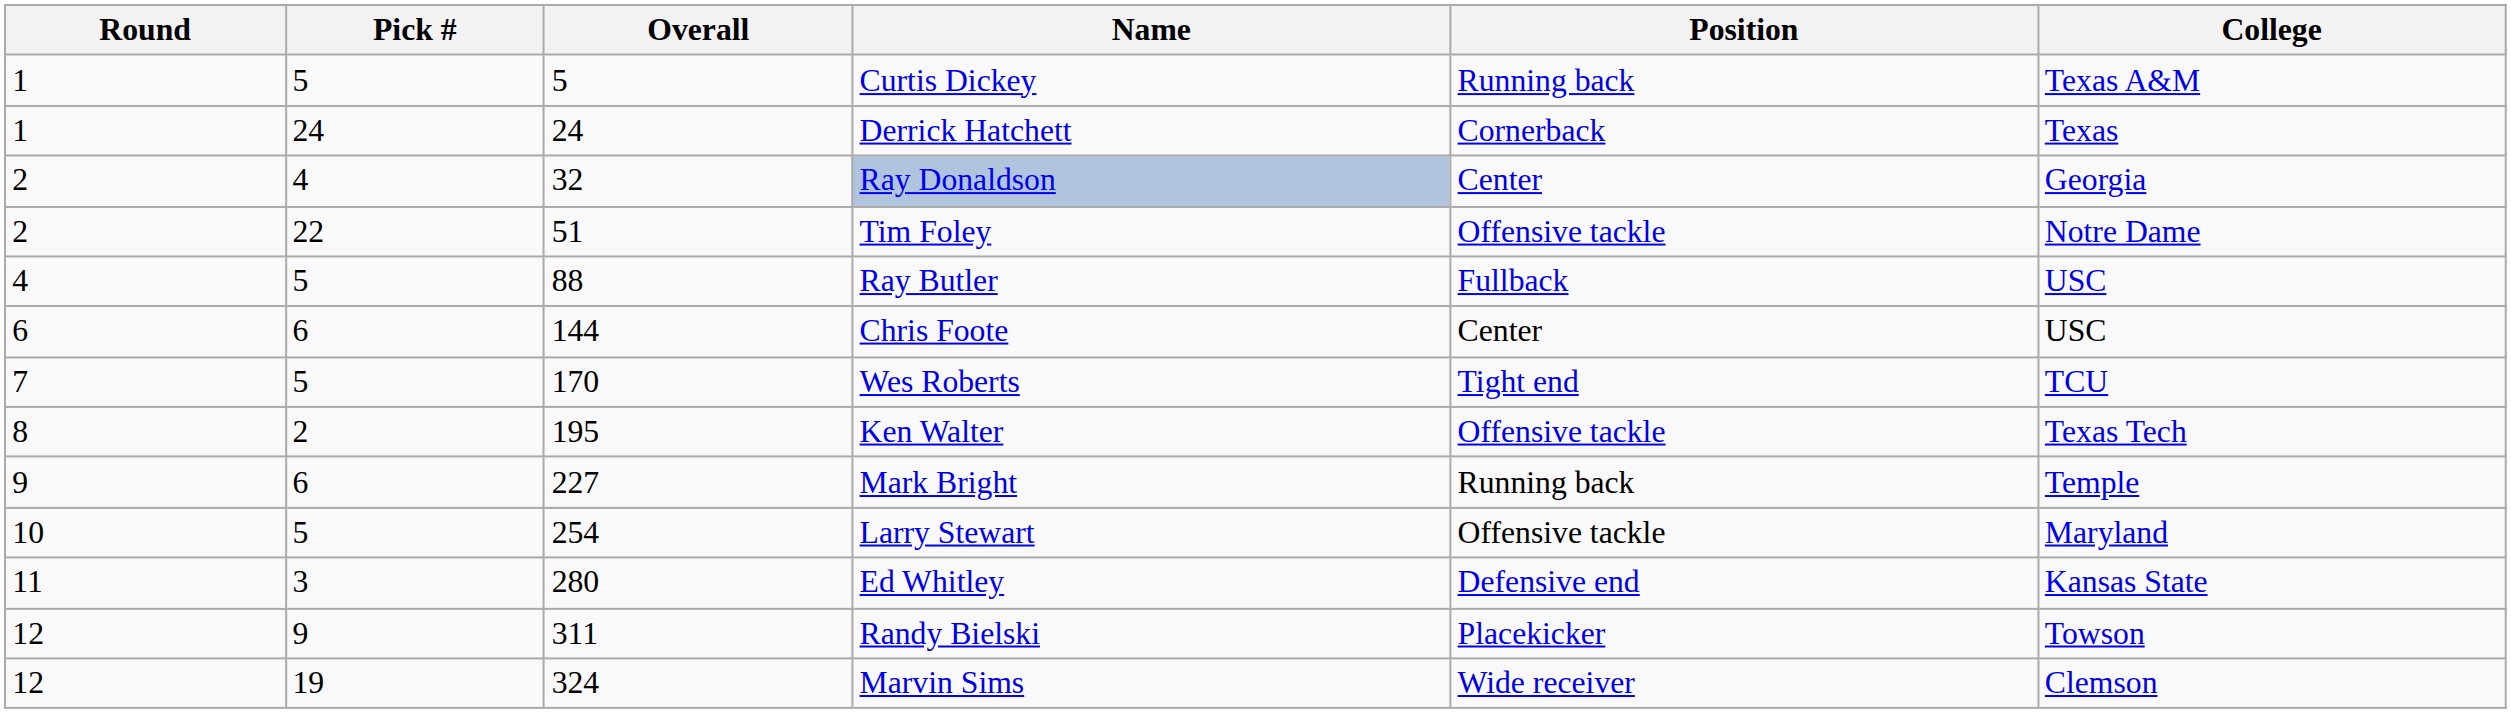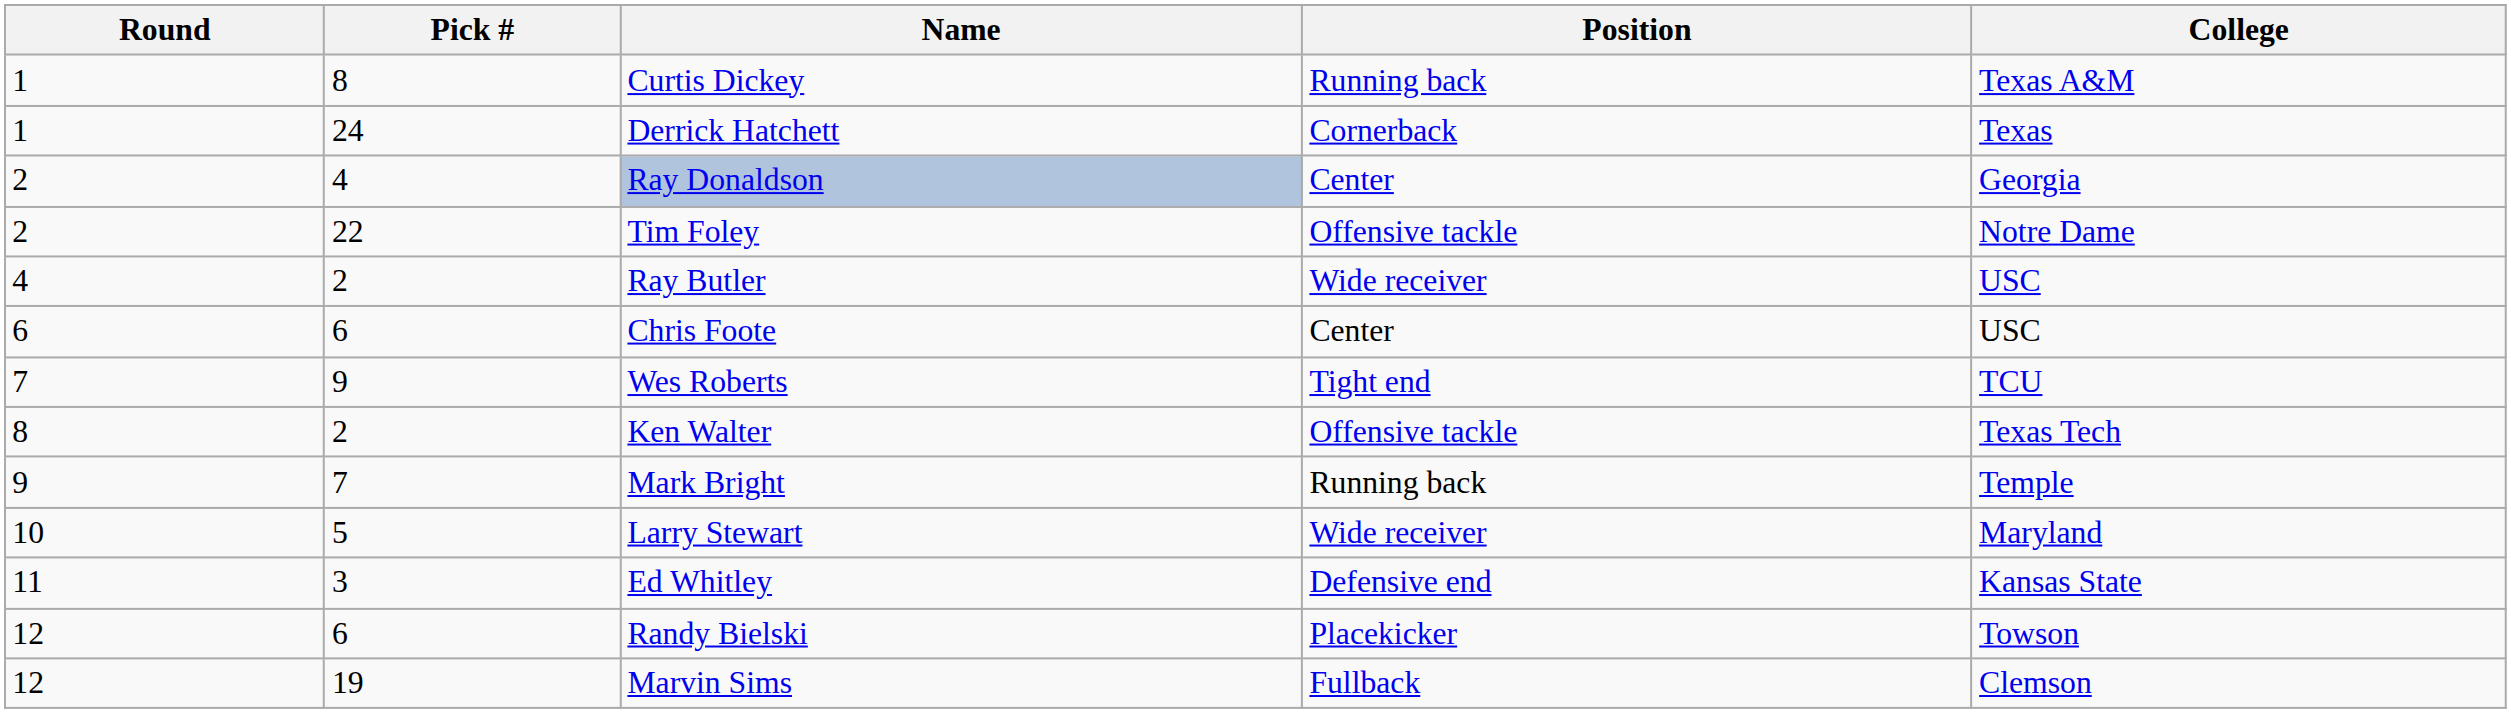- column: (698, 29)
(300, 79) 5 -> (340, 79) 8
(300, 280) 5 -> (340, 280) 2
(1513, 280) Fullback -> (1398, 280) Wide receiver
(300, 381) 5 -> (340, 381) 9
(300, 481) 6 -> (340, 481) 7
(1562, 532) Offensive tackle -> (1398, 532) Wide receiver
(300, 632) 9 -> (340, 632) 6
(1546, 682) Wide receiver -> (1365, 682) Fullback
